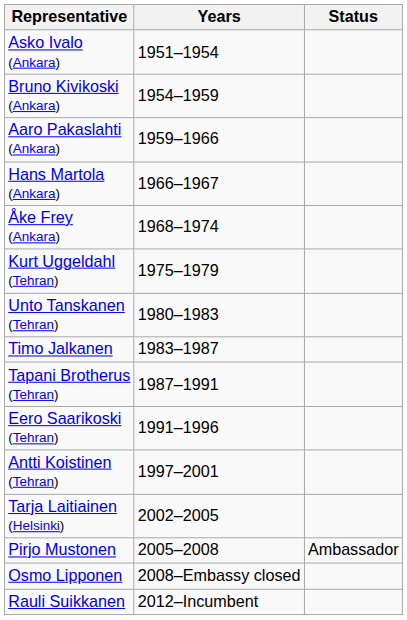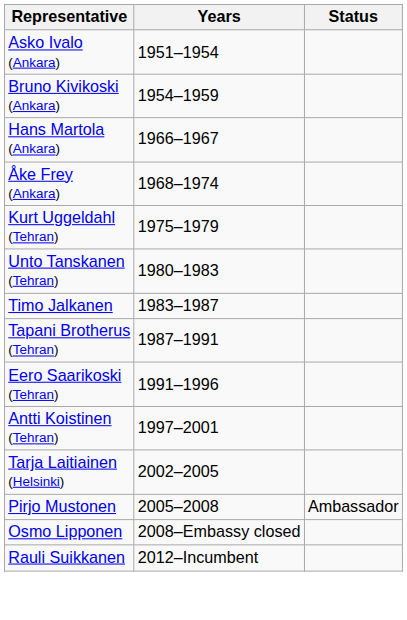- row: (65, 139)
